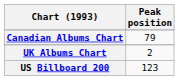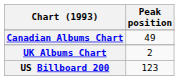(150, 38) 79 -> (150, 38) 49
